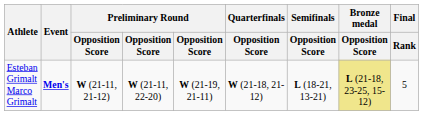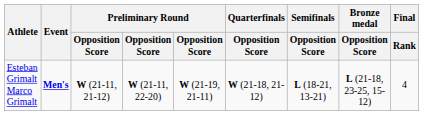(365, 91) khaki background -> (365, 91) no background
(404, 85) 5 -> (404, 85) 4
